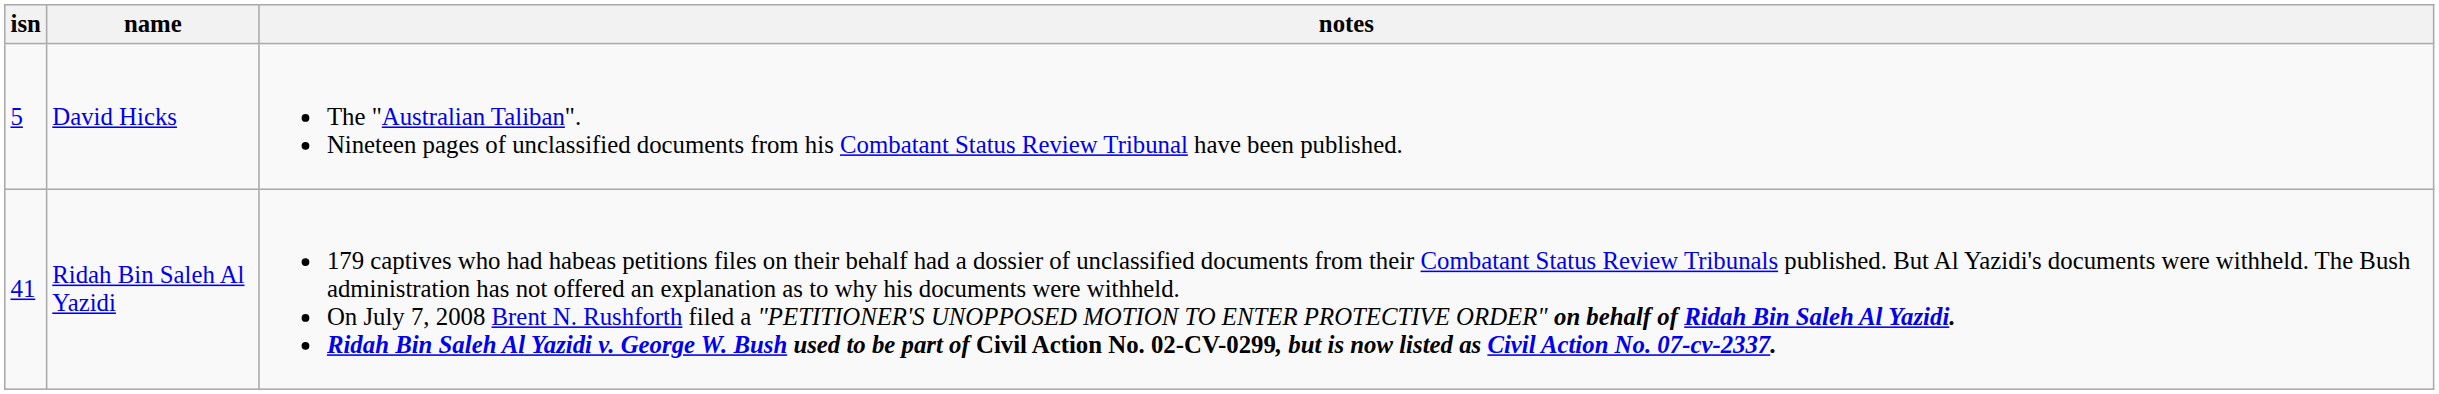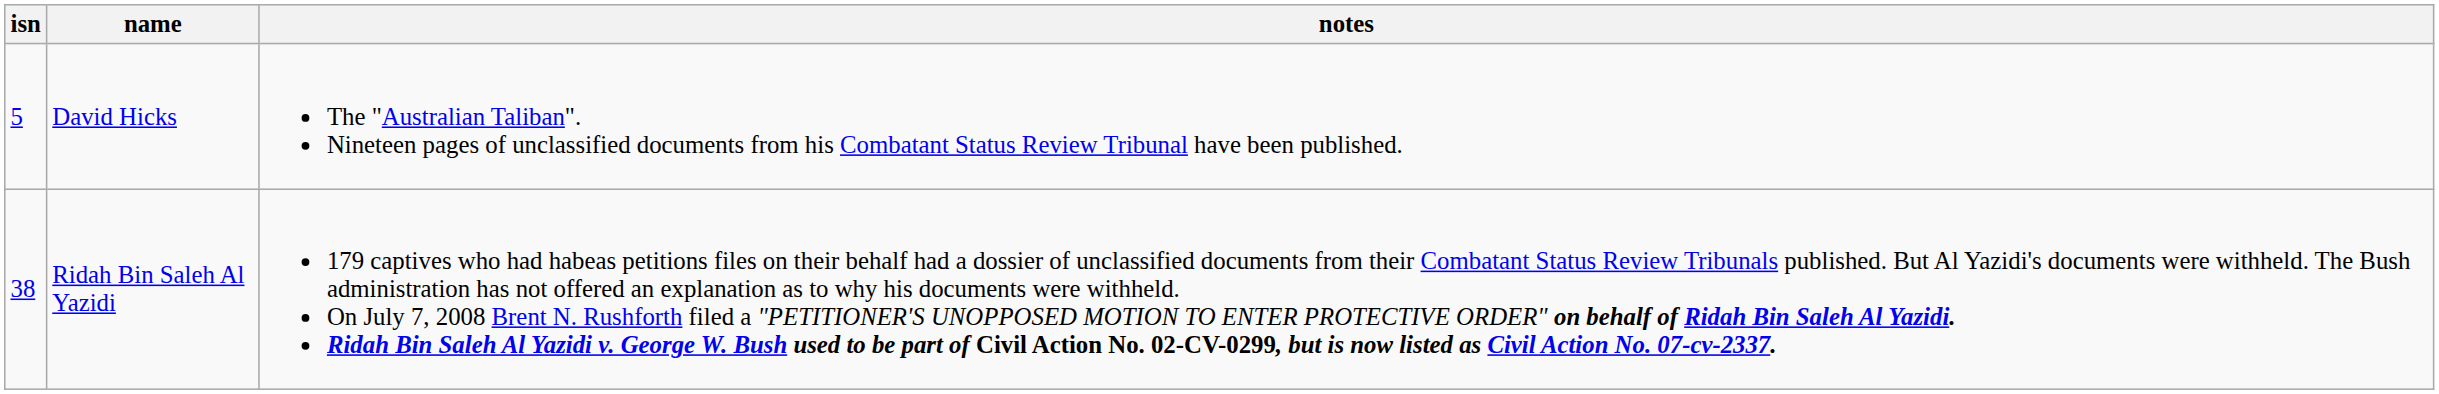(23, 288) 41 -> (23, 288) 38
